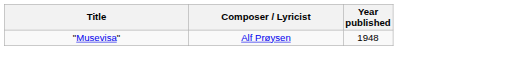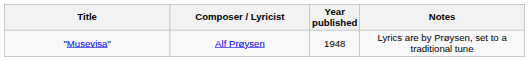+ column: (442, 17)
